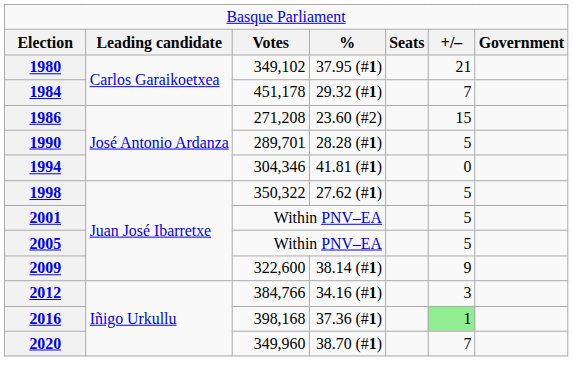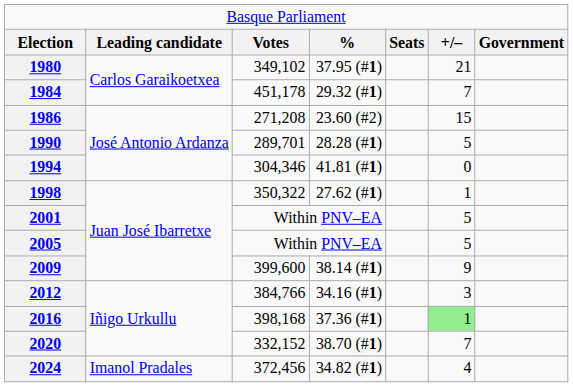(467, 192) 5 -> (467, 192) 1
(280, 268) 322,600 -> (280, 268) 399,600
(280, 343) 349,960 -> (280, 343) 332,152
+ row: (45, 368)
